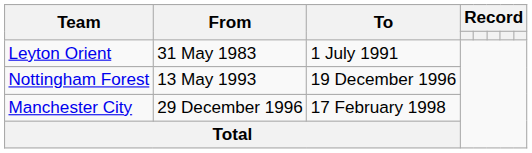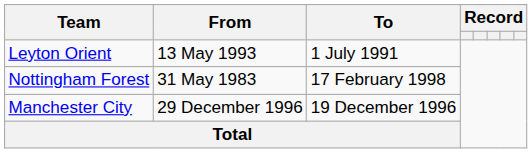(207, 53) 31 May 1983 -> (207, 53) 13 May 1993
(207, 80) 13 May 1993 -> (207, 80) 31 May 1983
(384, 80) 19 December 1996 -> (378, 80) 17 February 1998
(378, 107) 17 February 1998 -> (384, 107) 19 December 1996
